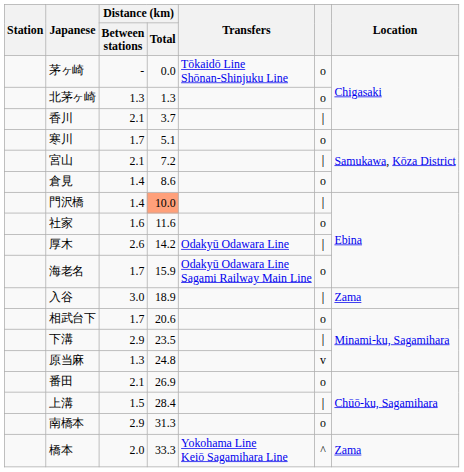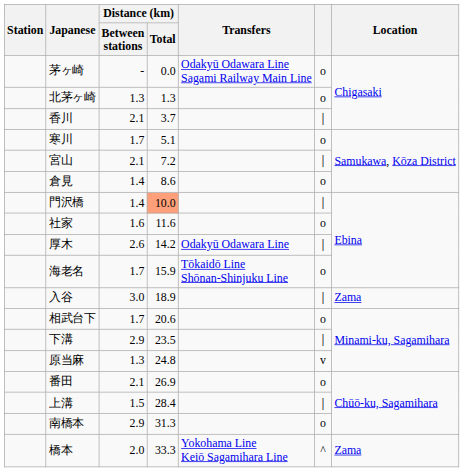(235, 71) Tōkaidō Line Shōnan-Shinjuku Line -> (246, 71) Odakyū Odawara Line Sagami Railway Main Line
(246, 271) Odakyū Odawara Line Sagami Railway Main Line -> (235, 271) Tōkaidō Line Shōnan-Shinjuku Line
